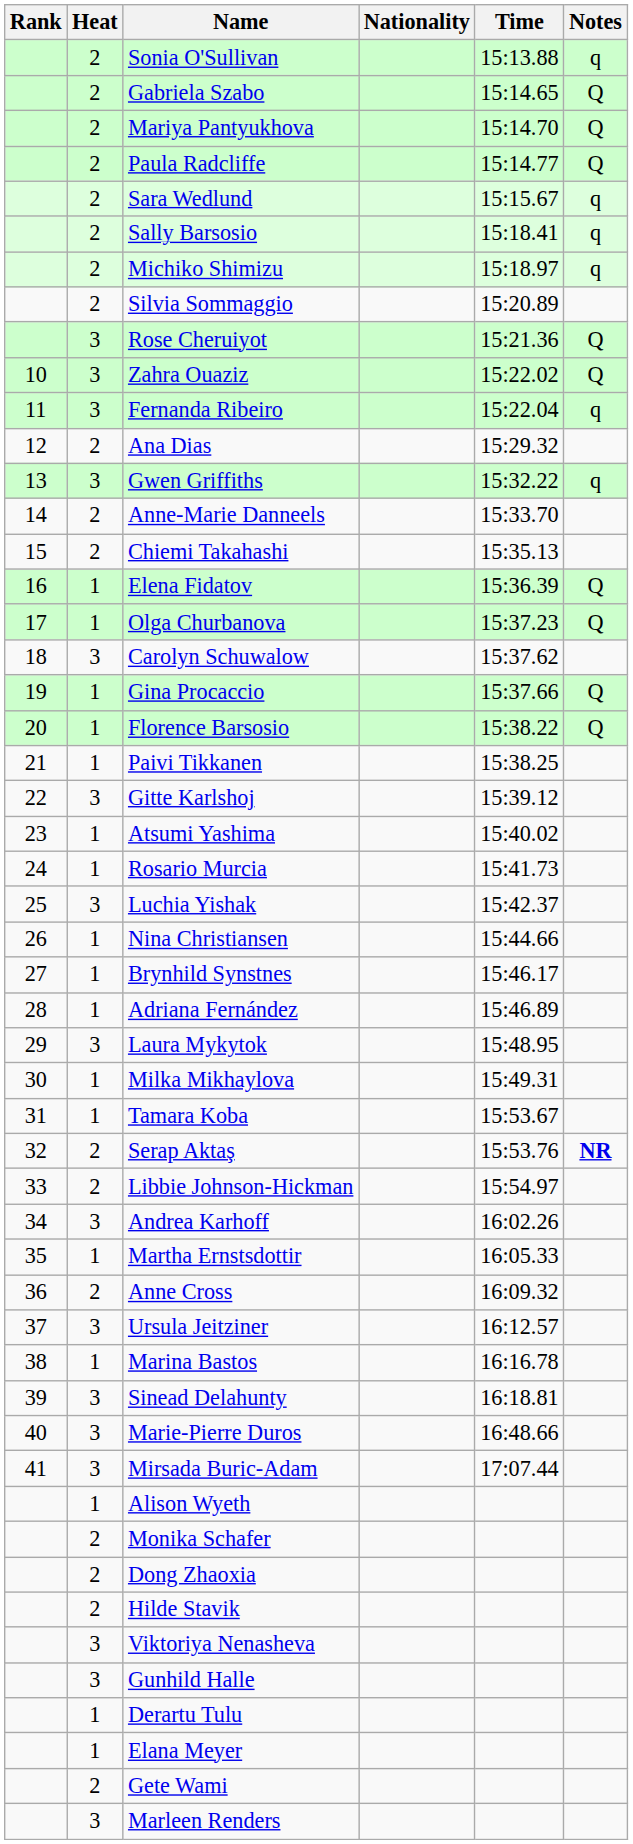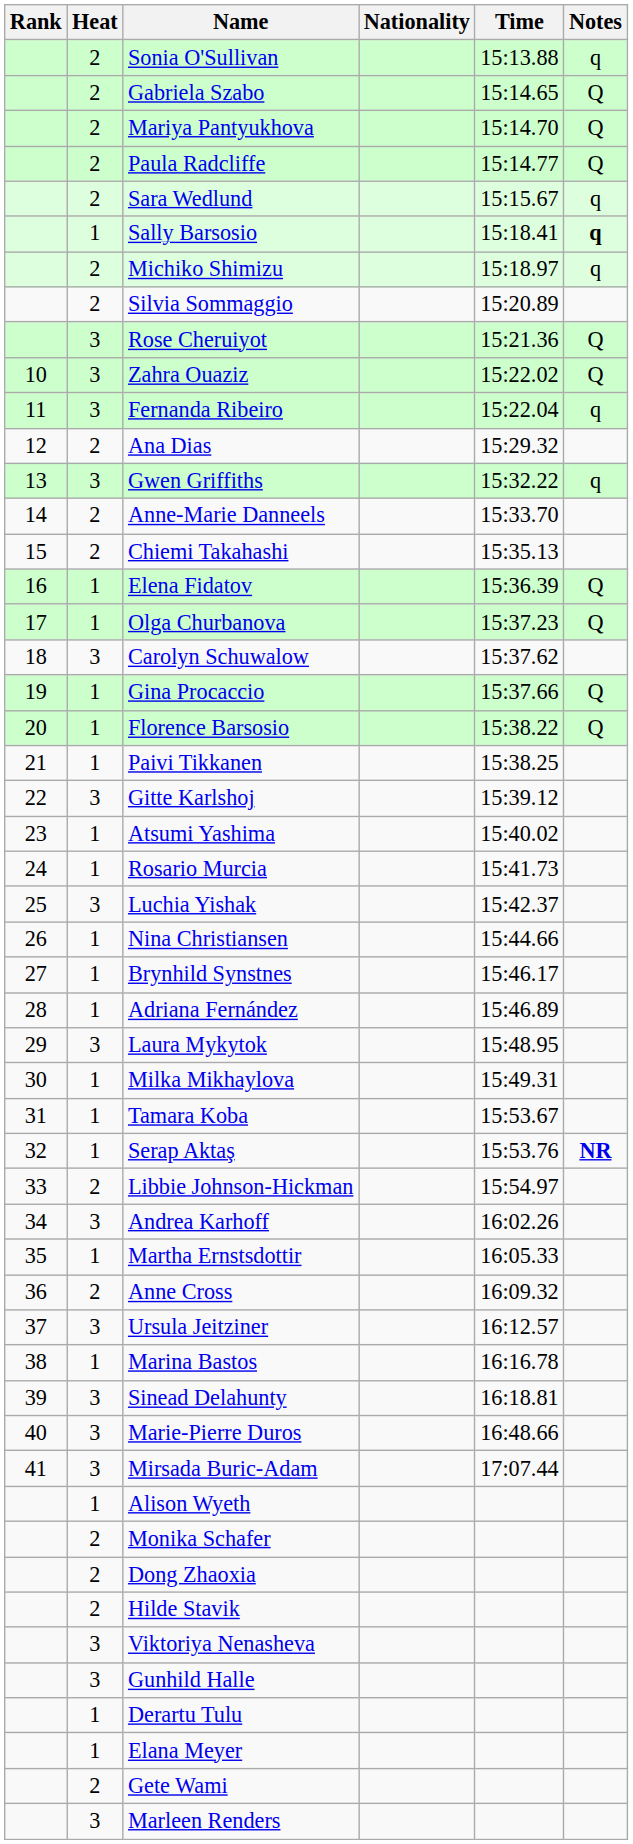(95, 233) 2 -> (95, 233) 1
(595, 233) normal -> (595, 233) bold
(95, 1150) 2 -> (95, 1150) 1
